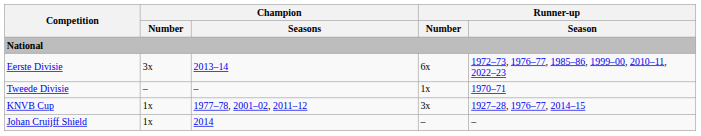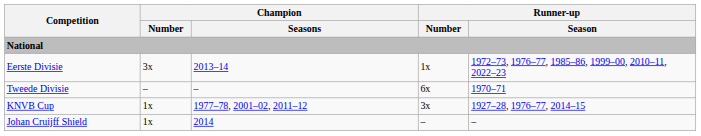(425, 67) 6x -> (425, 67) 1x
(425, 89) 1x -> (425, 89) 6x
